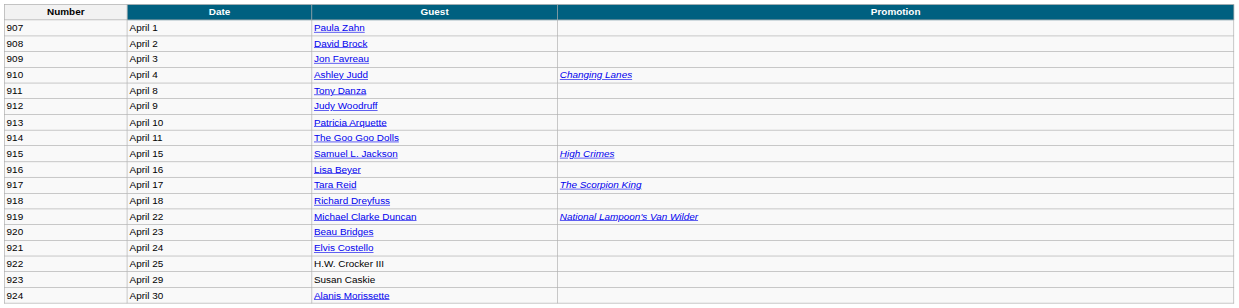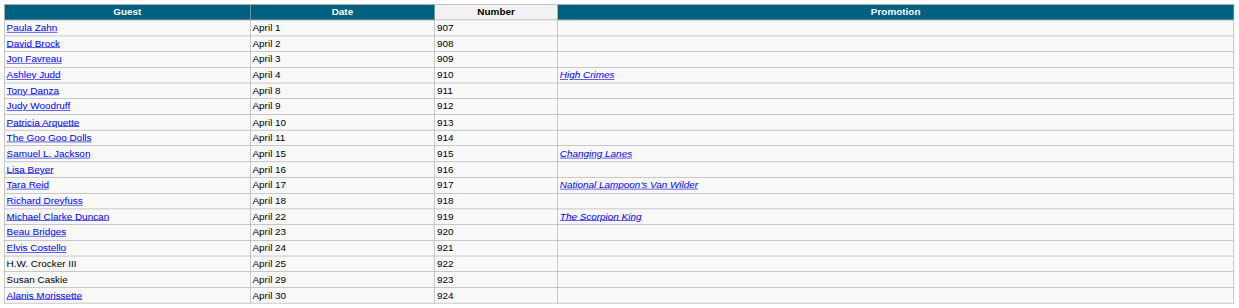columns swapped: (66, 12) <-> (435, 12)
(596, 75) Changing Lanes -> (587, 75) High Crimes
(587, 153) High Crimes -> (596, 153) Changing Lanes
(601, 185) The Scorpion King -> (629, 185) National Lampoon's Van Wilder
(629, 216) National Lampoon's Van Wilder -> (601, 216) The Scorpion King
